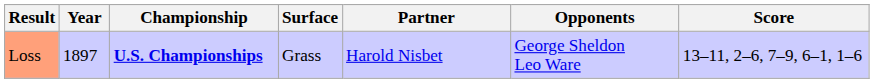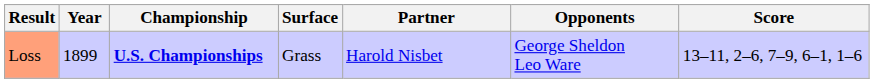(80, 54) 1897 -> (80, 54) 1899
